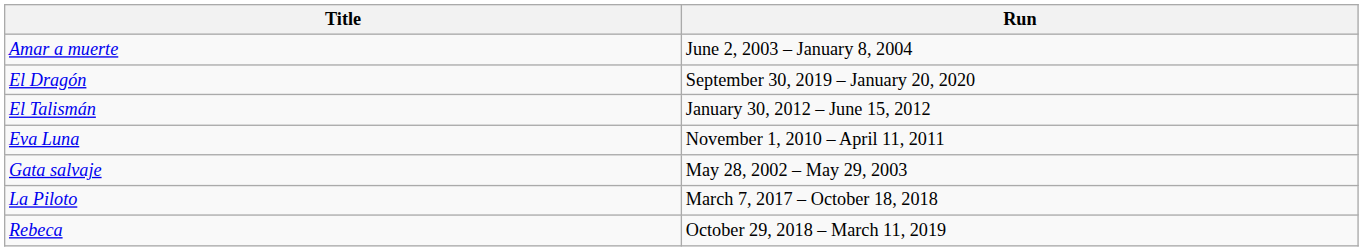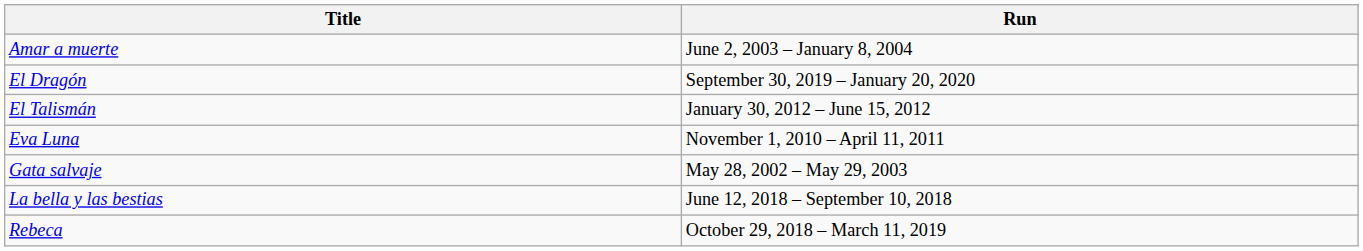+ row: (86, 199)
- row: (43, 199)
